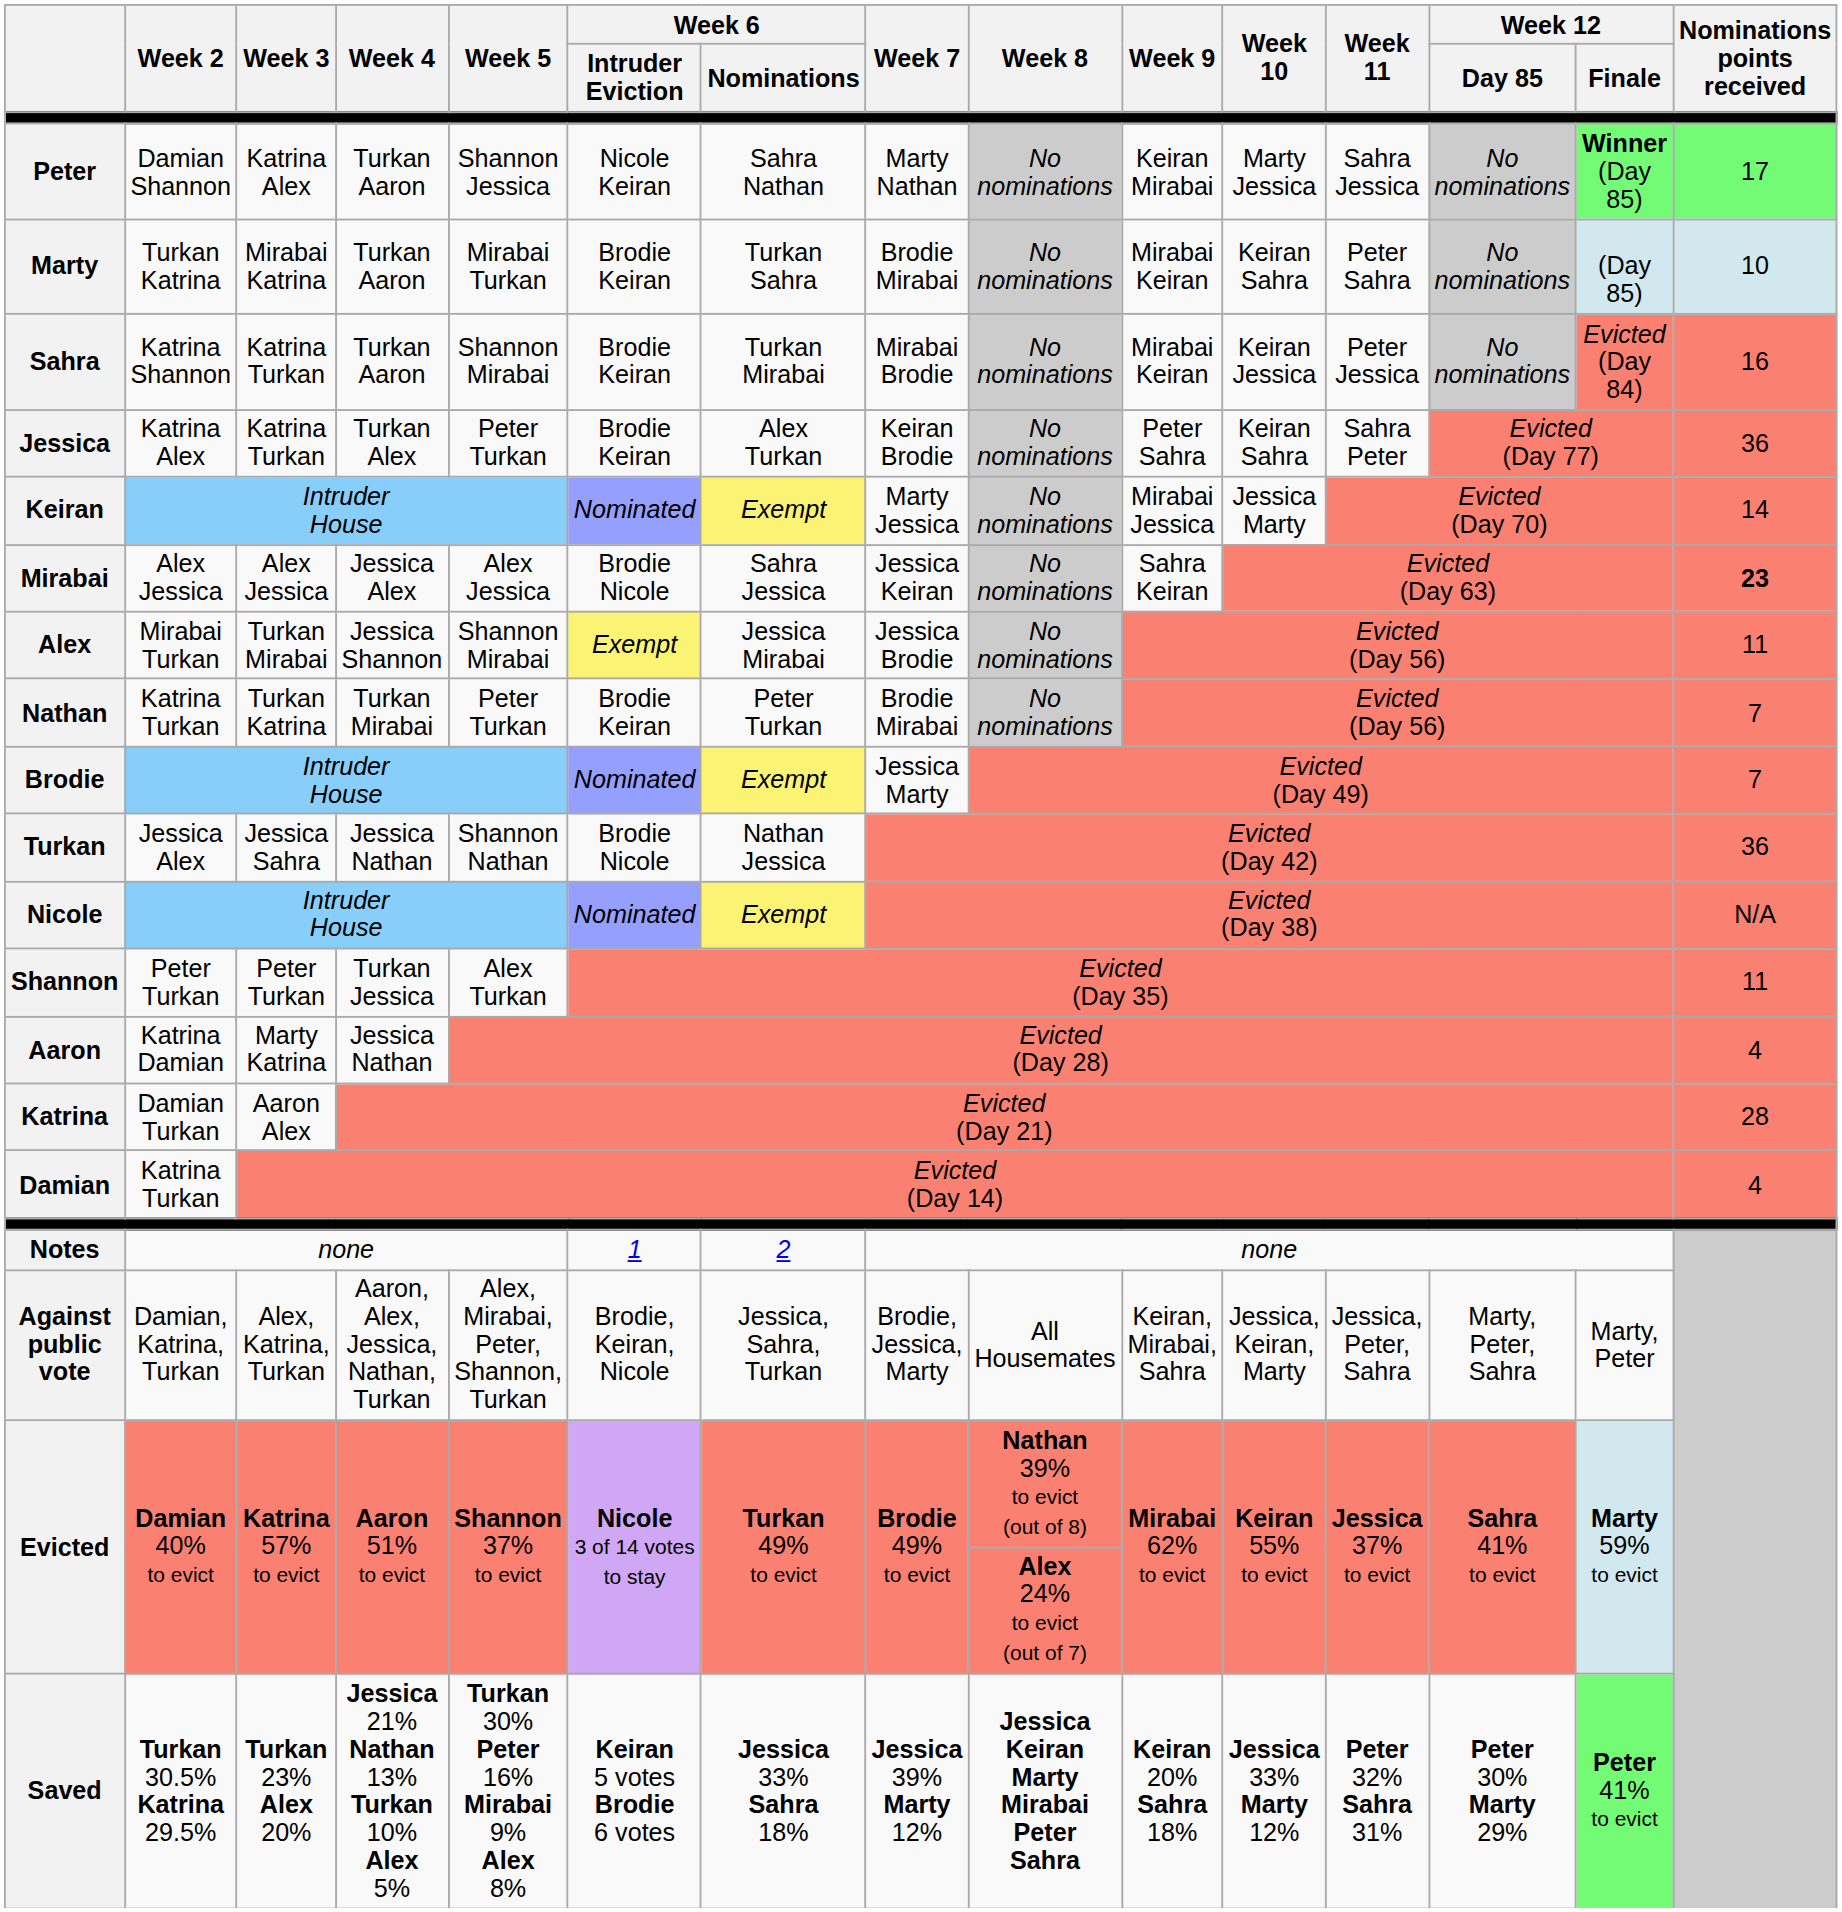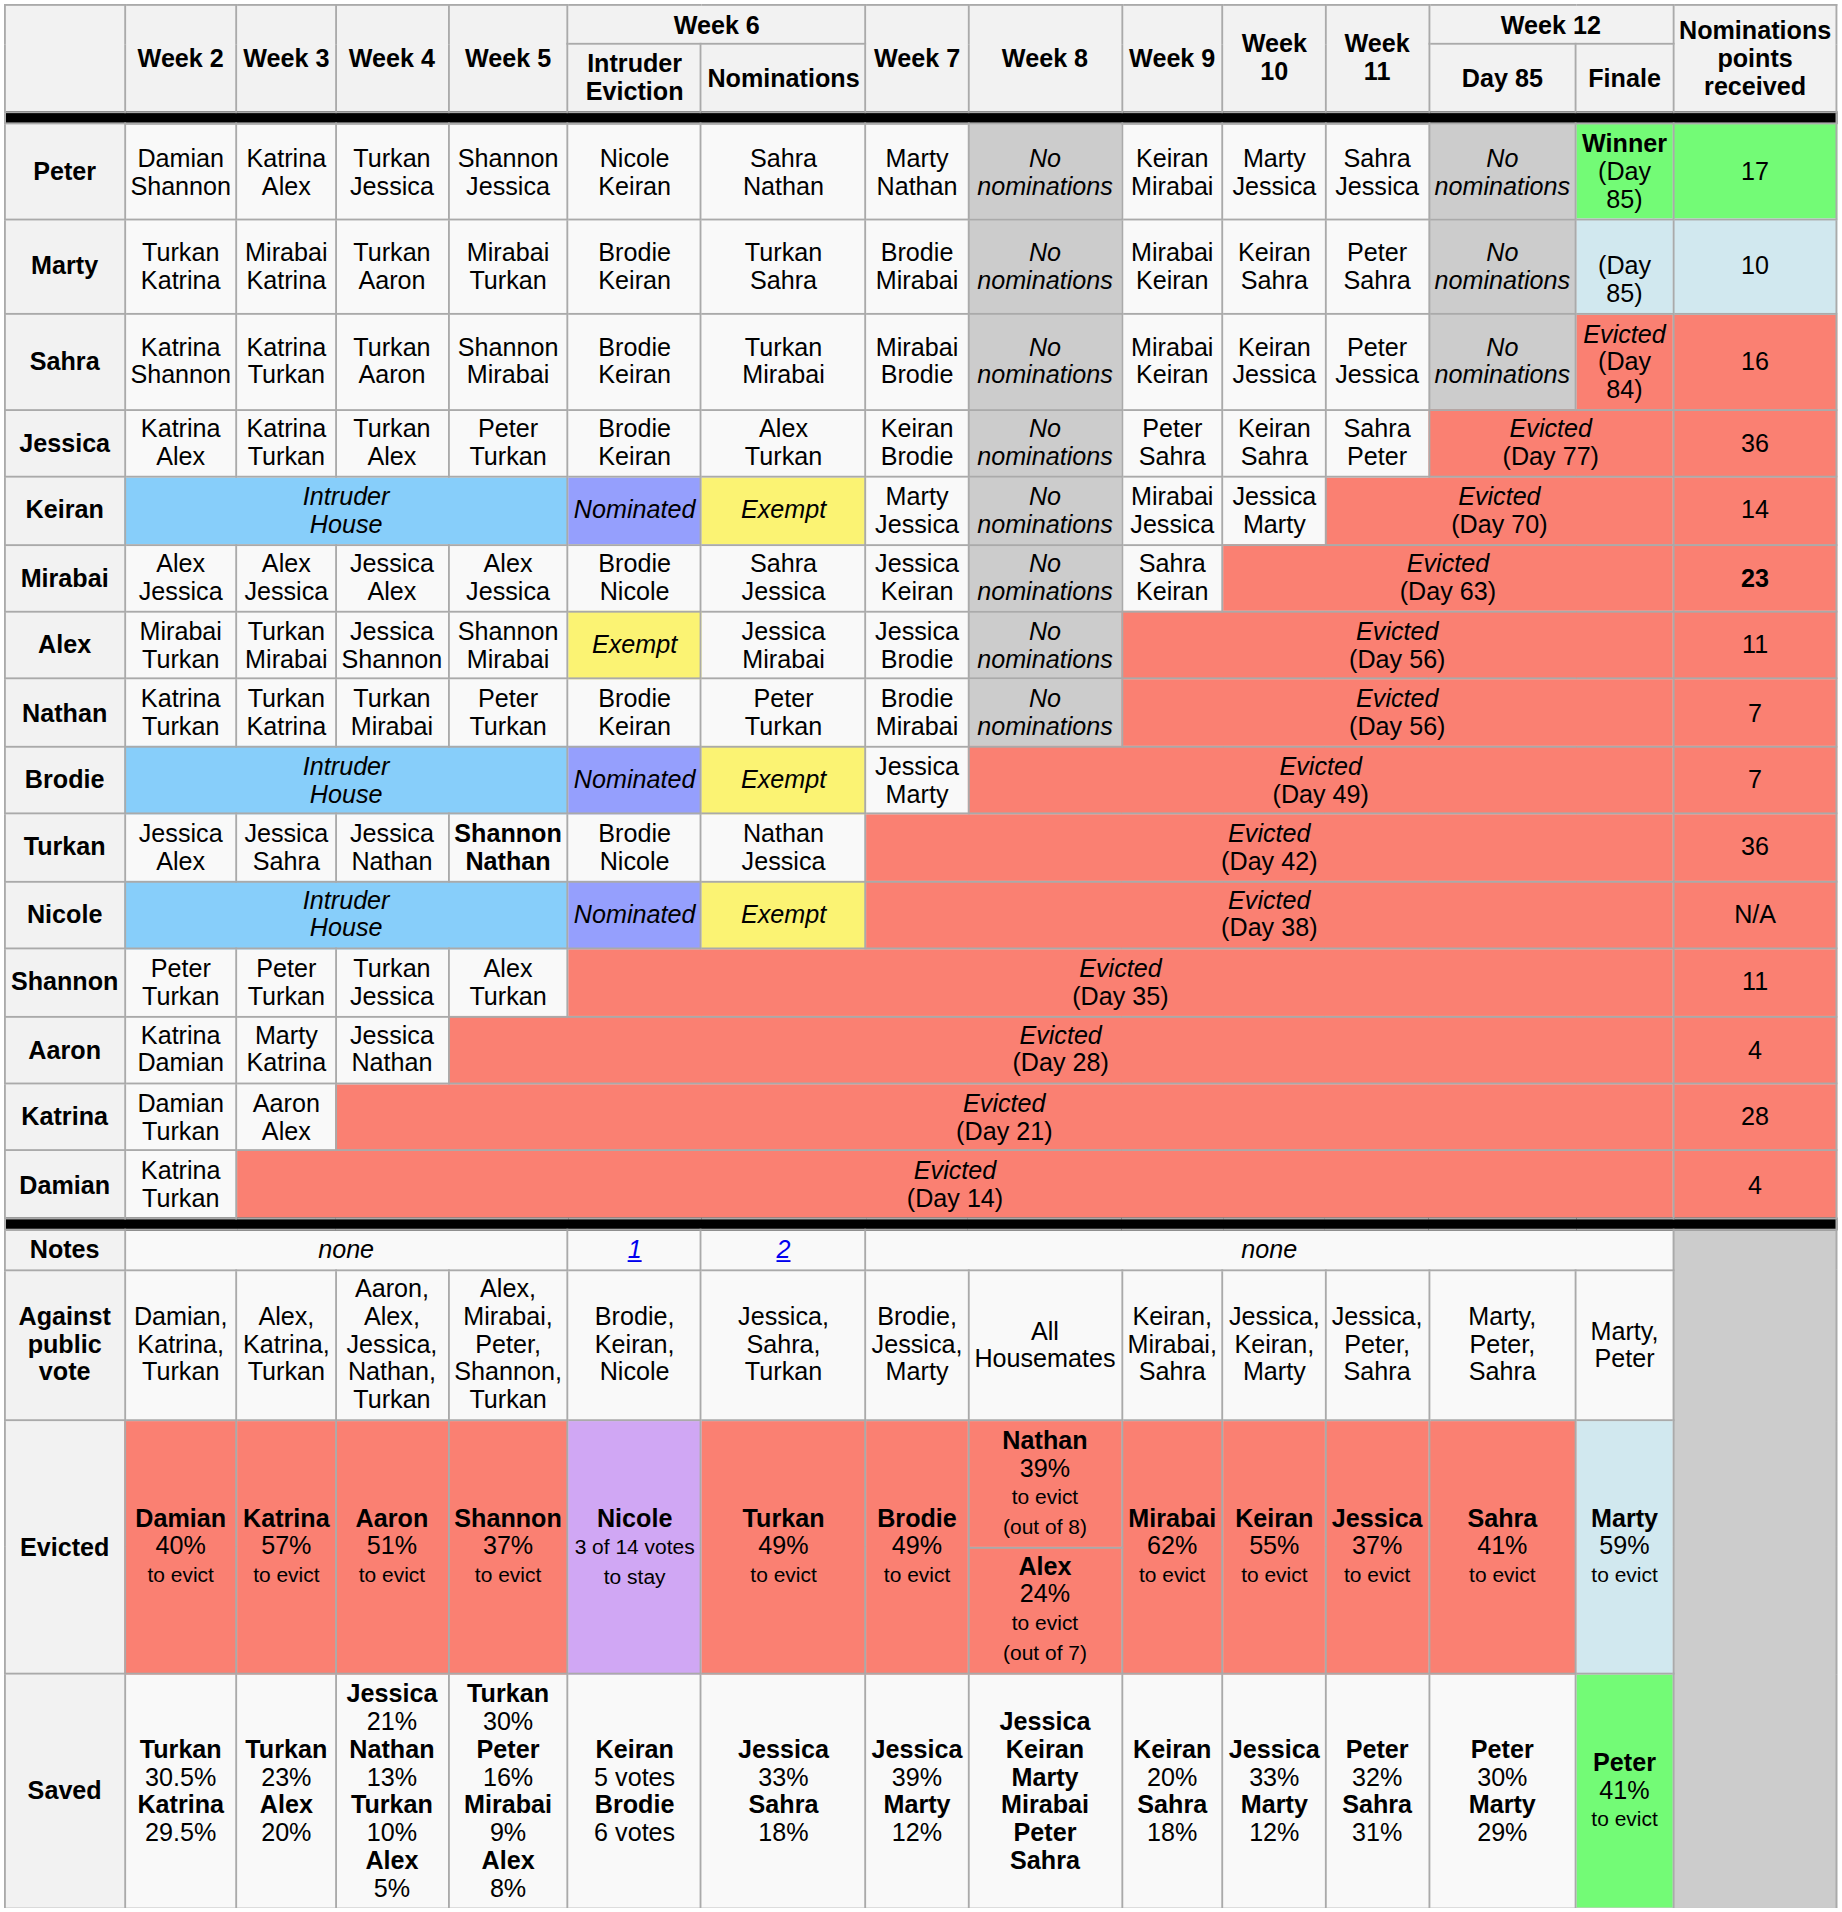(392, 171) Turkan Aaron -> (392, 171) Turkan Jessica
(508, 847) normal -> (508, 847) bold
